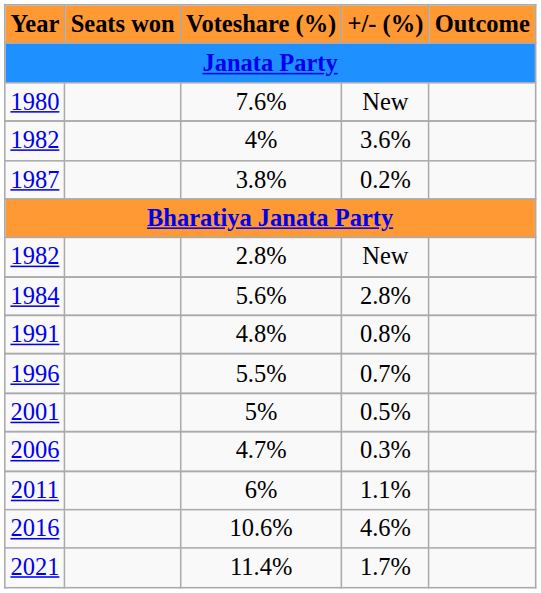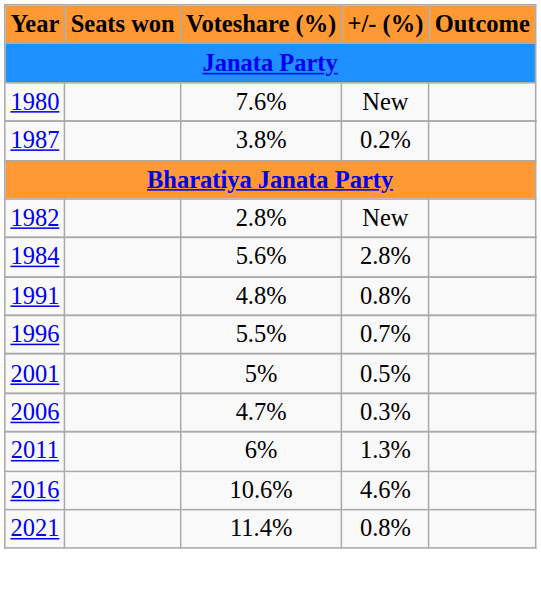- row: (261, 140)
(385, 489) 1.1% -> (385, 450) 1.3%
(385, 567) 1.7% -> (385, 528) 0.8%
